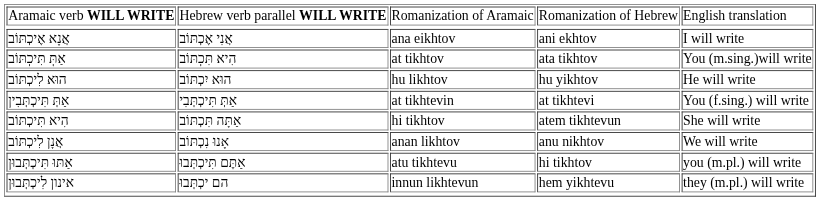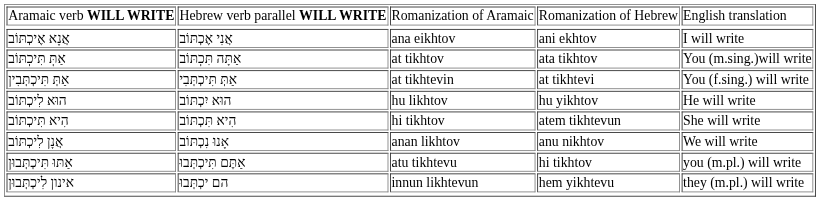(208, 59) הִיא תִּכְתּוֹב -> (210, 59) אַתָּה תִּכְתּוֹב
rows swapped: (39, 100) <-> (38, 79)
(210, 121) אַתָּה תִּכְתּוֹב -> (208, 121) הִיא תִּכְתּוֹב
